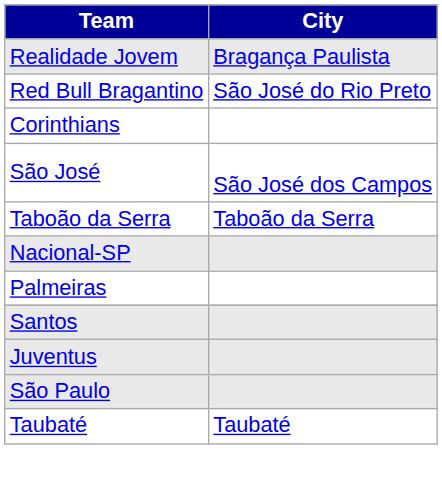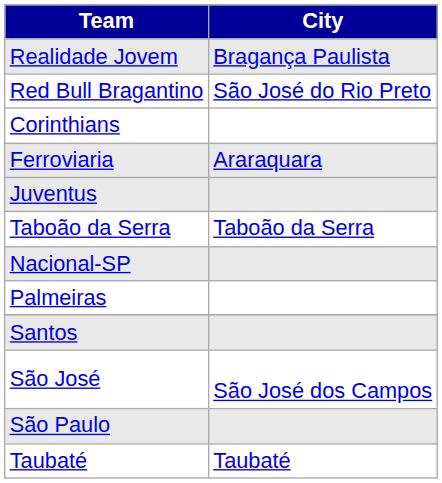+ row: (62, 159)
rows swapped: (53, 356) <-> (55, 172)
